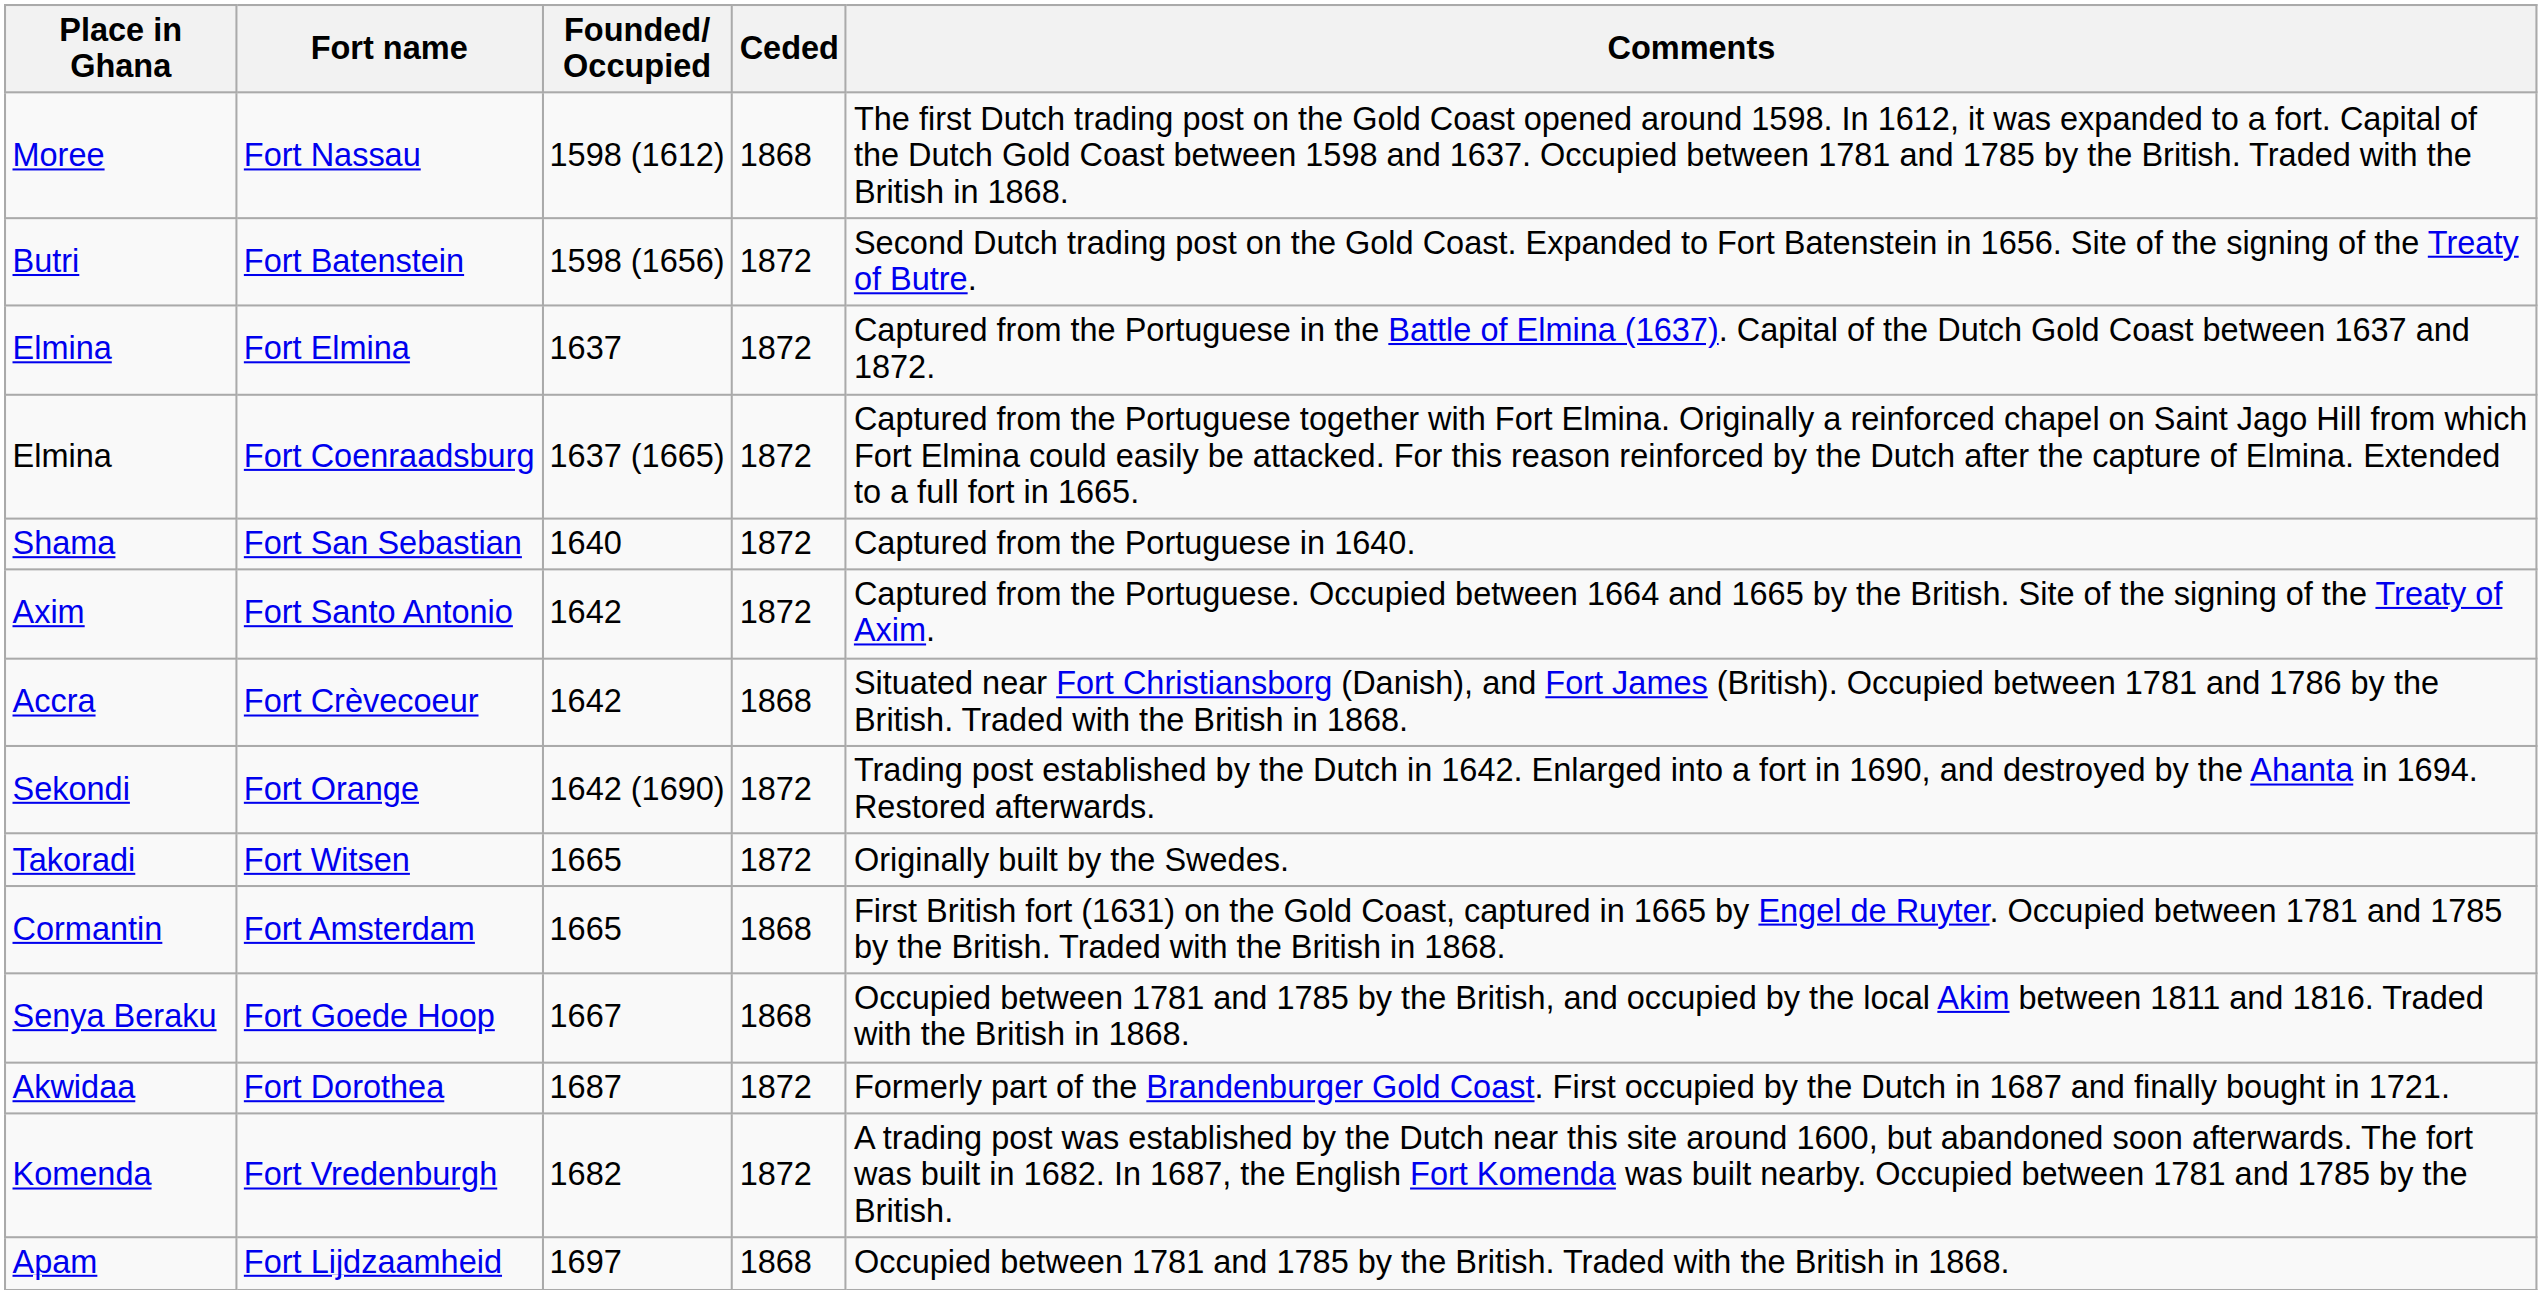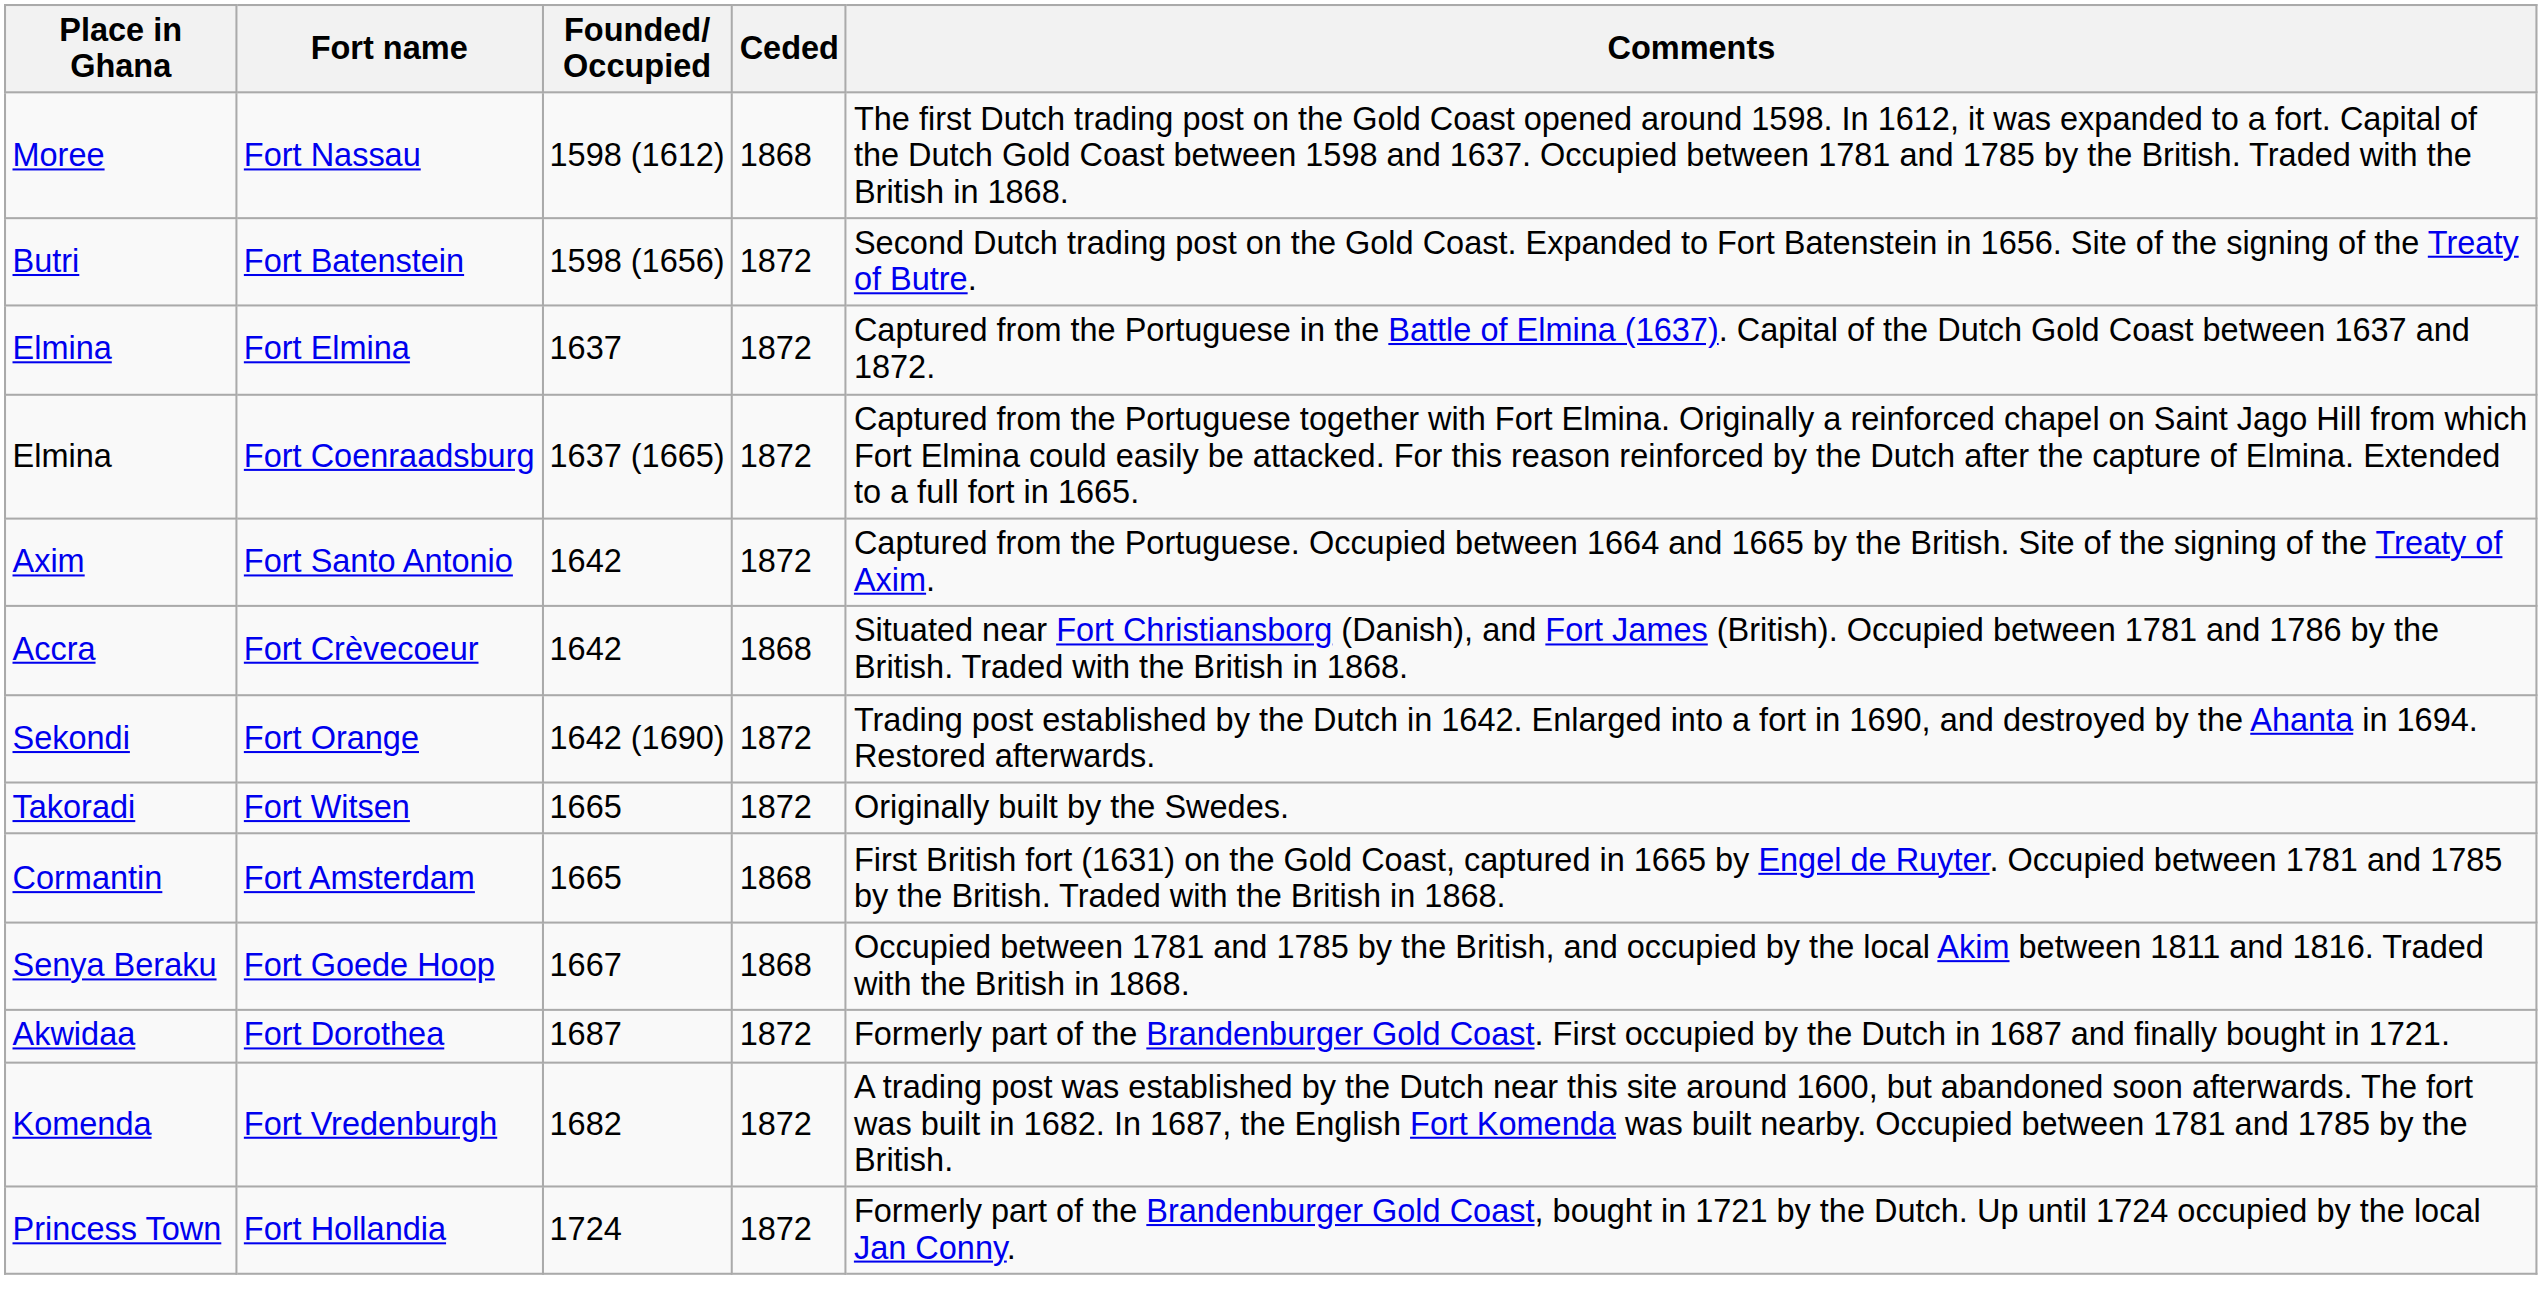- row: (383, 543)
- row: (373, 1262)
+ row: (345, 1229)
